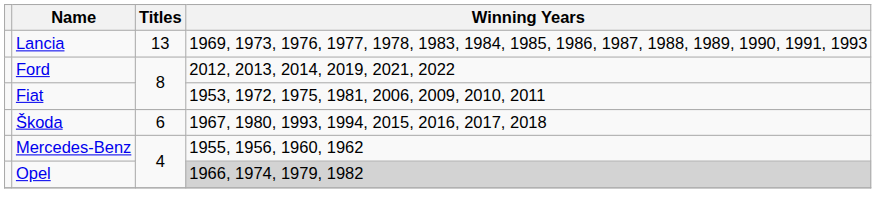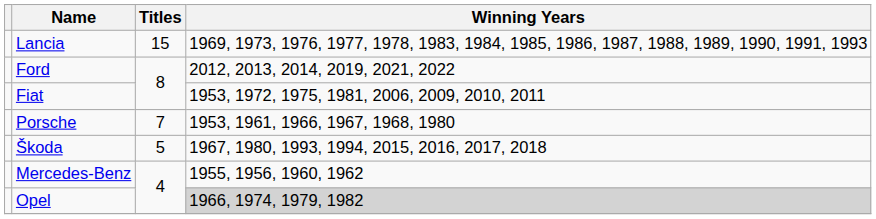(160, 43) 13 -> (160, 43) 15
+ row: (46, 122)
(160, 122) 6 -> (160, 148) 5
